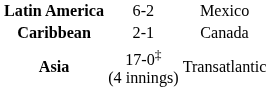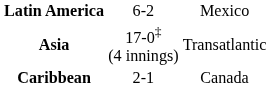rows swapped: (54, 66) <-> (54, 33)
